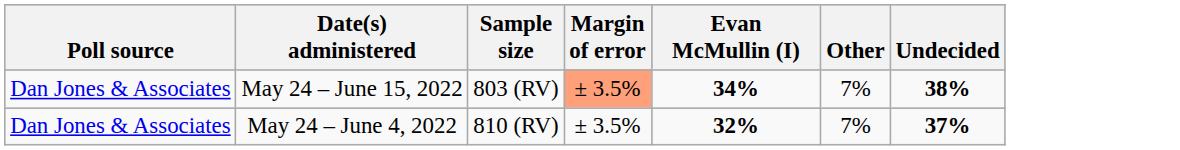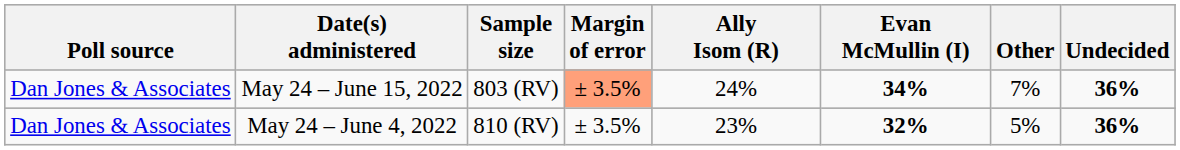+ column: (736, 37)
(948, 88) 38% -> (1117, 88) 36%
(855, 126) 7% -> (1025, 126) 5%
(948, 126) 37% -> (1117, 126) 36%
